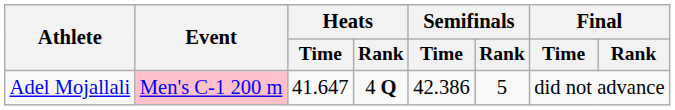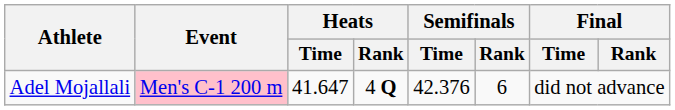(441, 87) 42.386 -> (441, 87) 42.376
(502, 87) 5 -> (502, 87) 6
